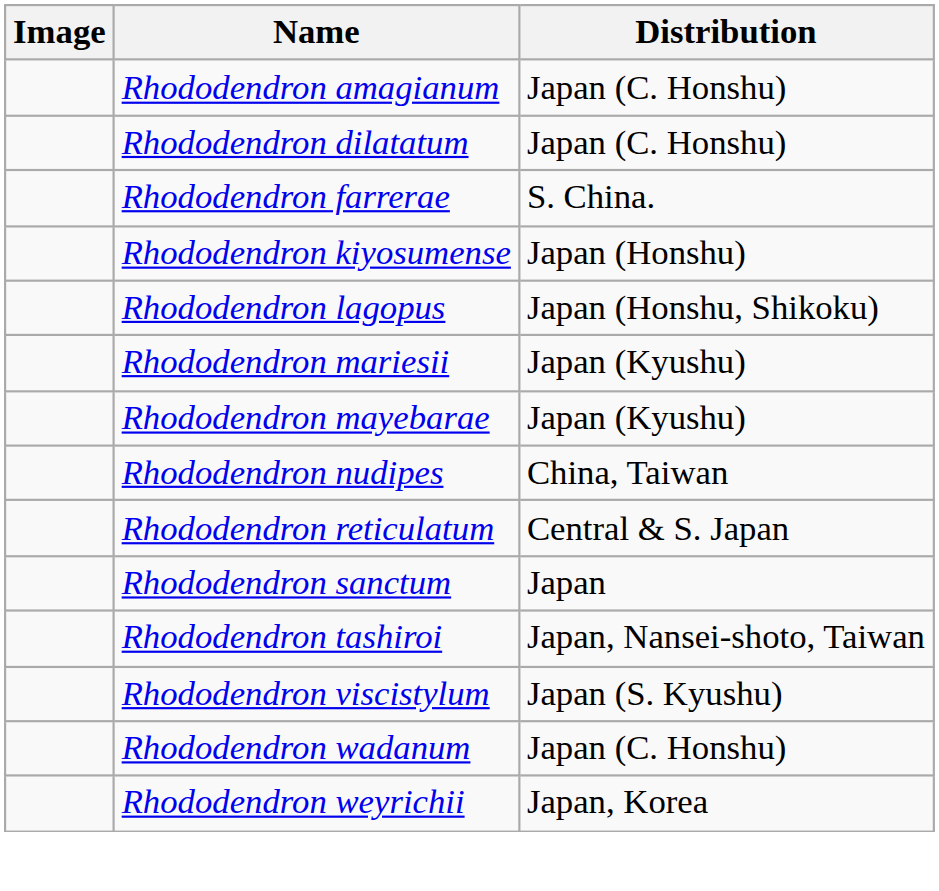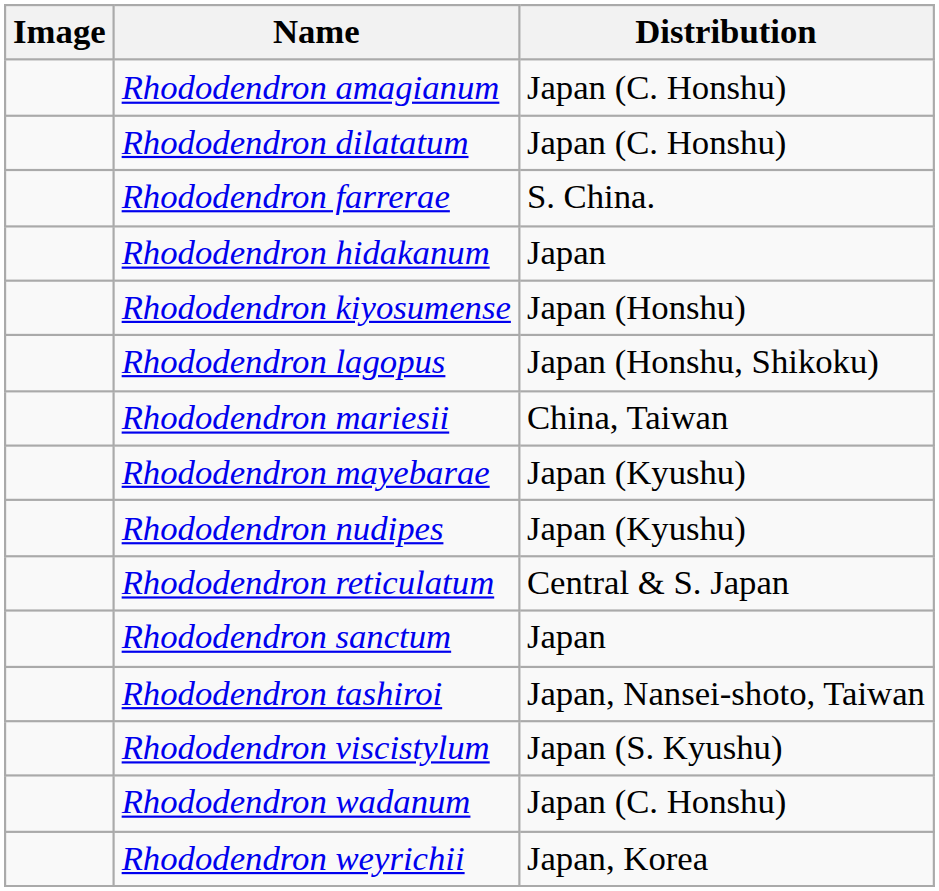+ row: (306, 252)
(636, 362) Japan (Kyushu) -> (628, 417) China, Taiwan
(628, 472) China, Taiwan -> (636, 527) Japan (Kyushu)
